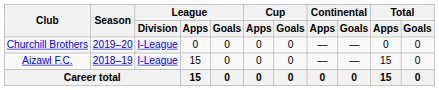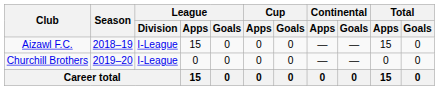rows swapped: (47, 61) <-> (47, 45)
